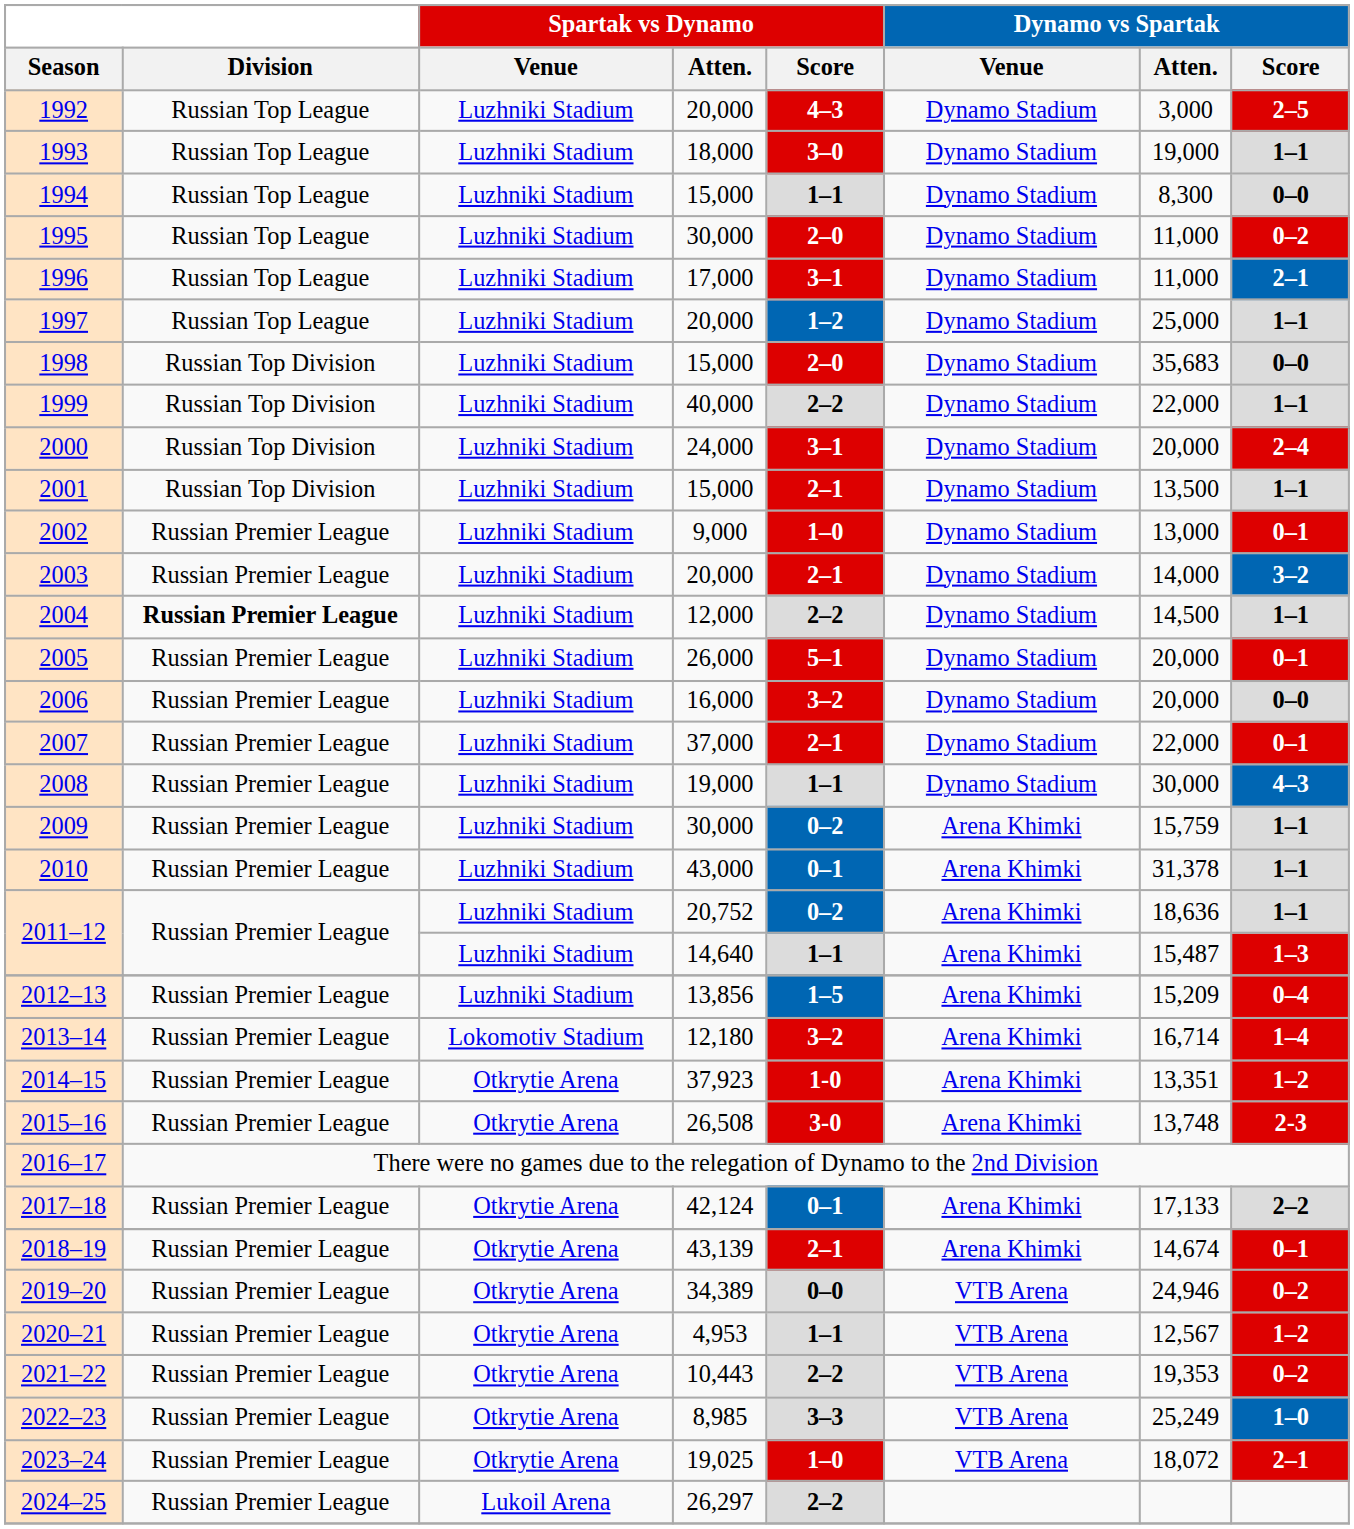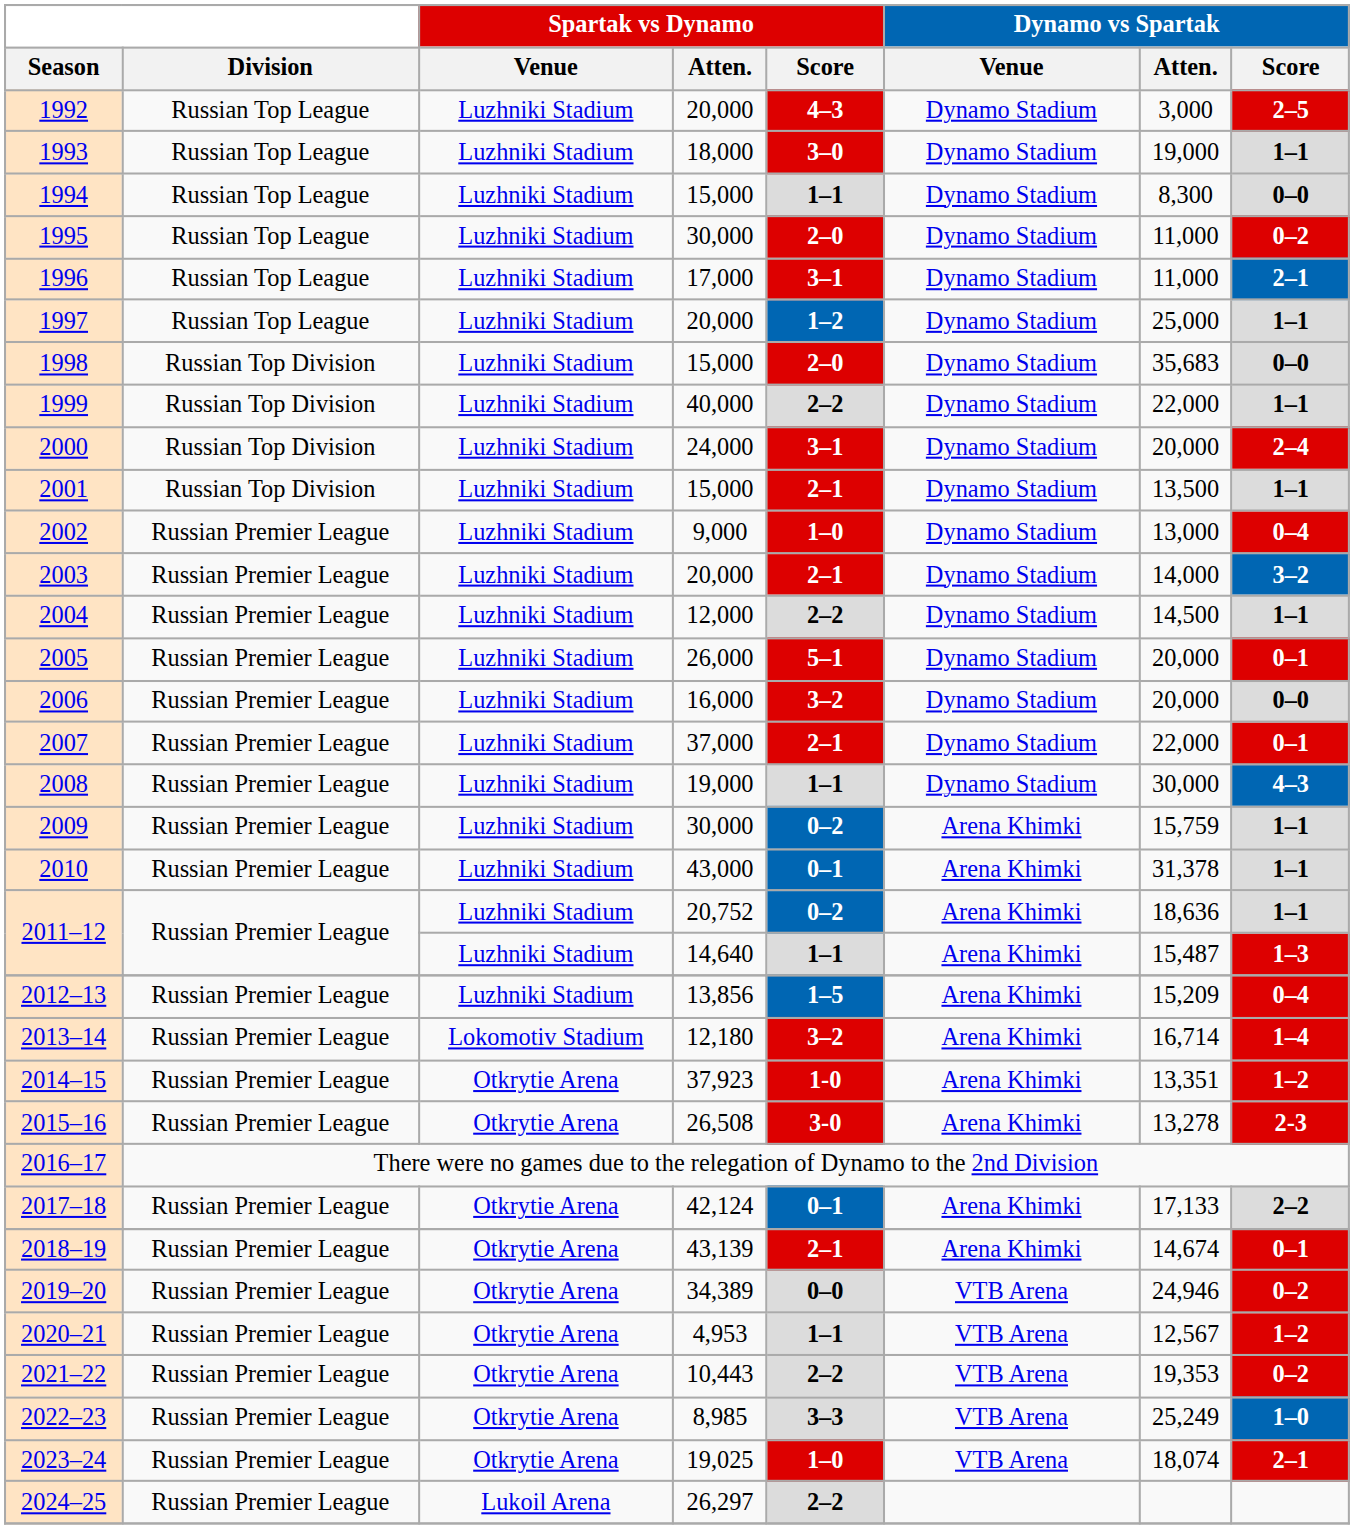(1291, 531) 0–1 -> (1291, 531) 0–4
(270, 616) bold -> (270, 616) normal
(1186, 1122) 13,748 -> (1186, 1122) 13,278
(1186, 1459) 18,072 -> (1186, 1459) 18,074
